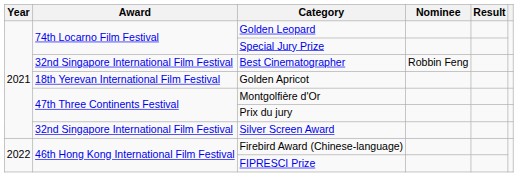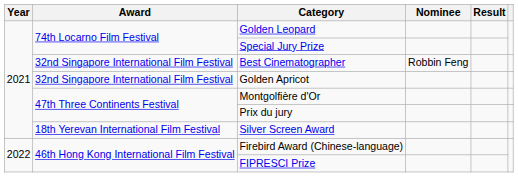(128, 79) 18th Yerevan International Film Festival -> (134, 79) 32nd Singapore International Film Festival
(134, 130) 32nd Singapore International Film Festival -> (128, 130) 18th Yerevan International Film Festival
